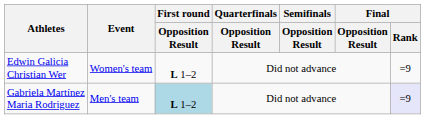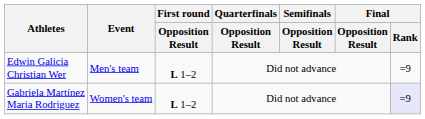(121, 68) Women's team -> (114, 68) Men's team
(114, 98) Men's team -> (121, 98) Women's team
(183, 105) lightblue background -> (183, 105) no background
